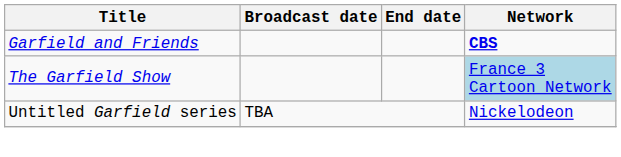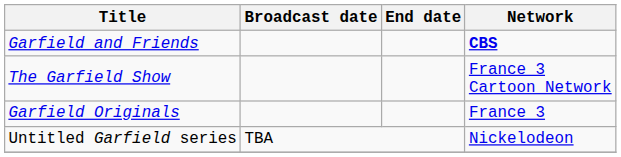(540, 78) lightblue background -> (540, 78) no background
+ row: (94, 113)
